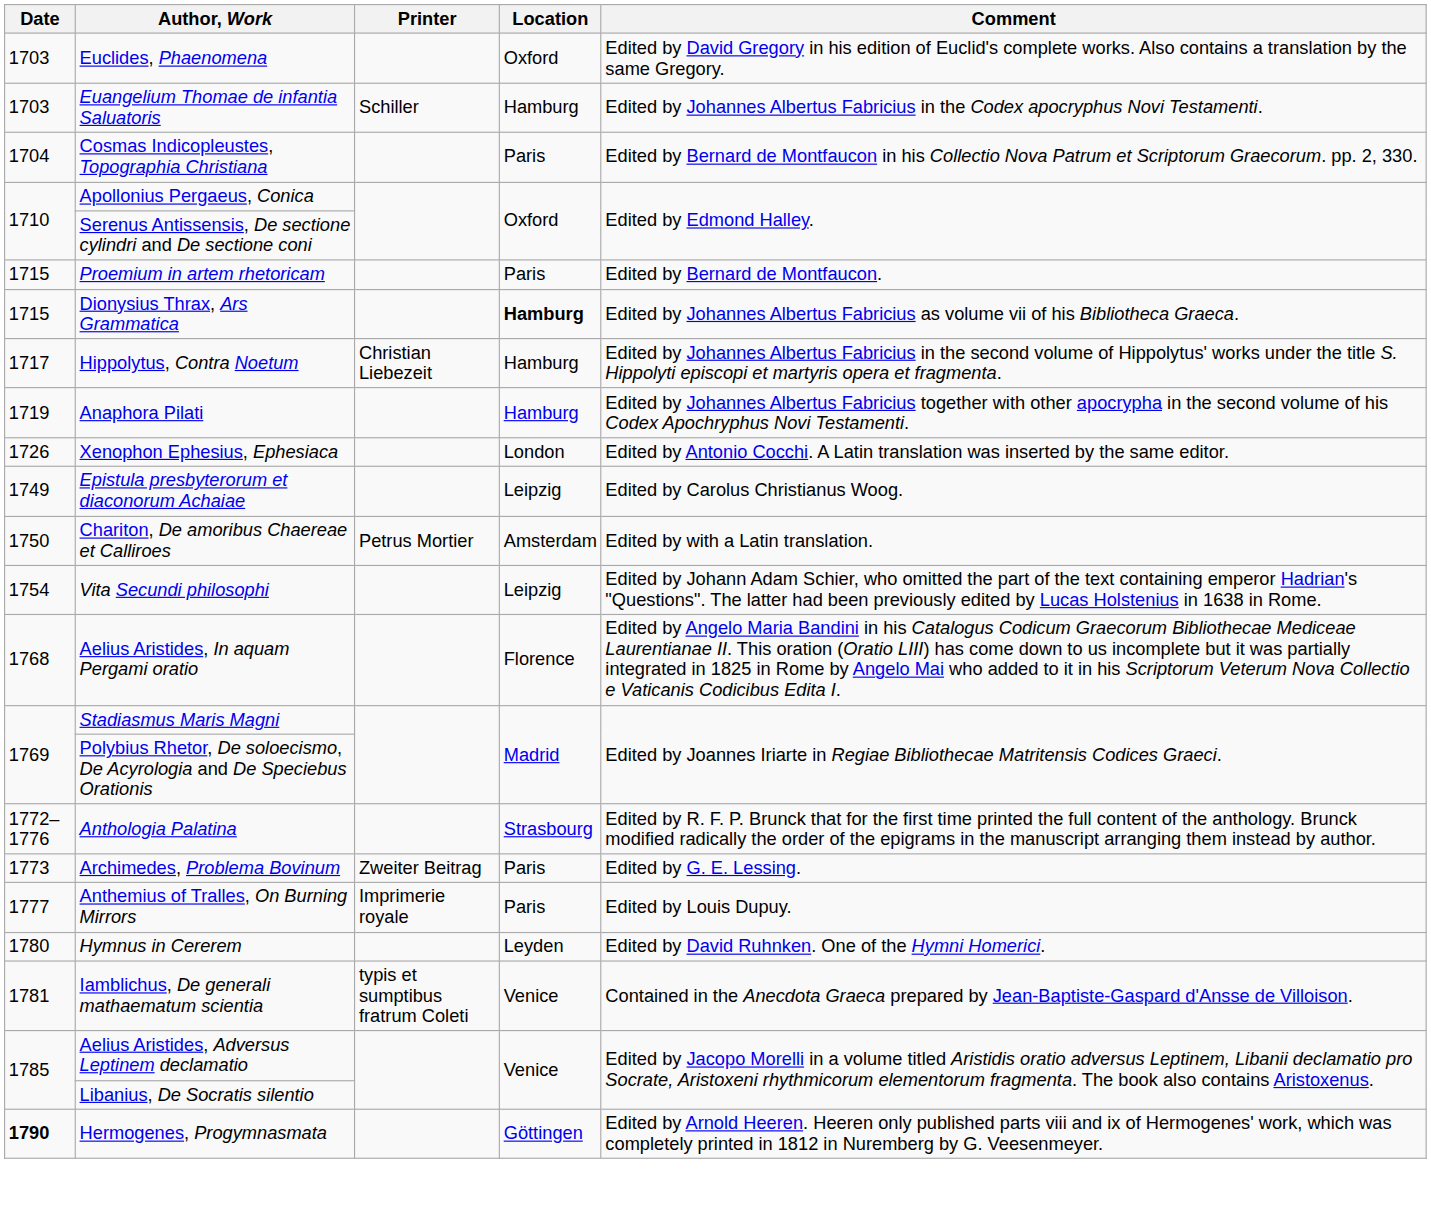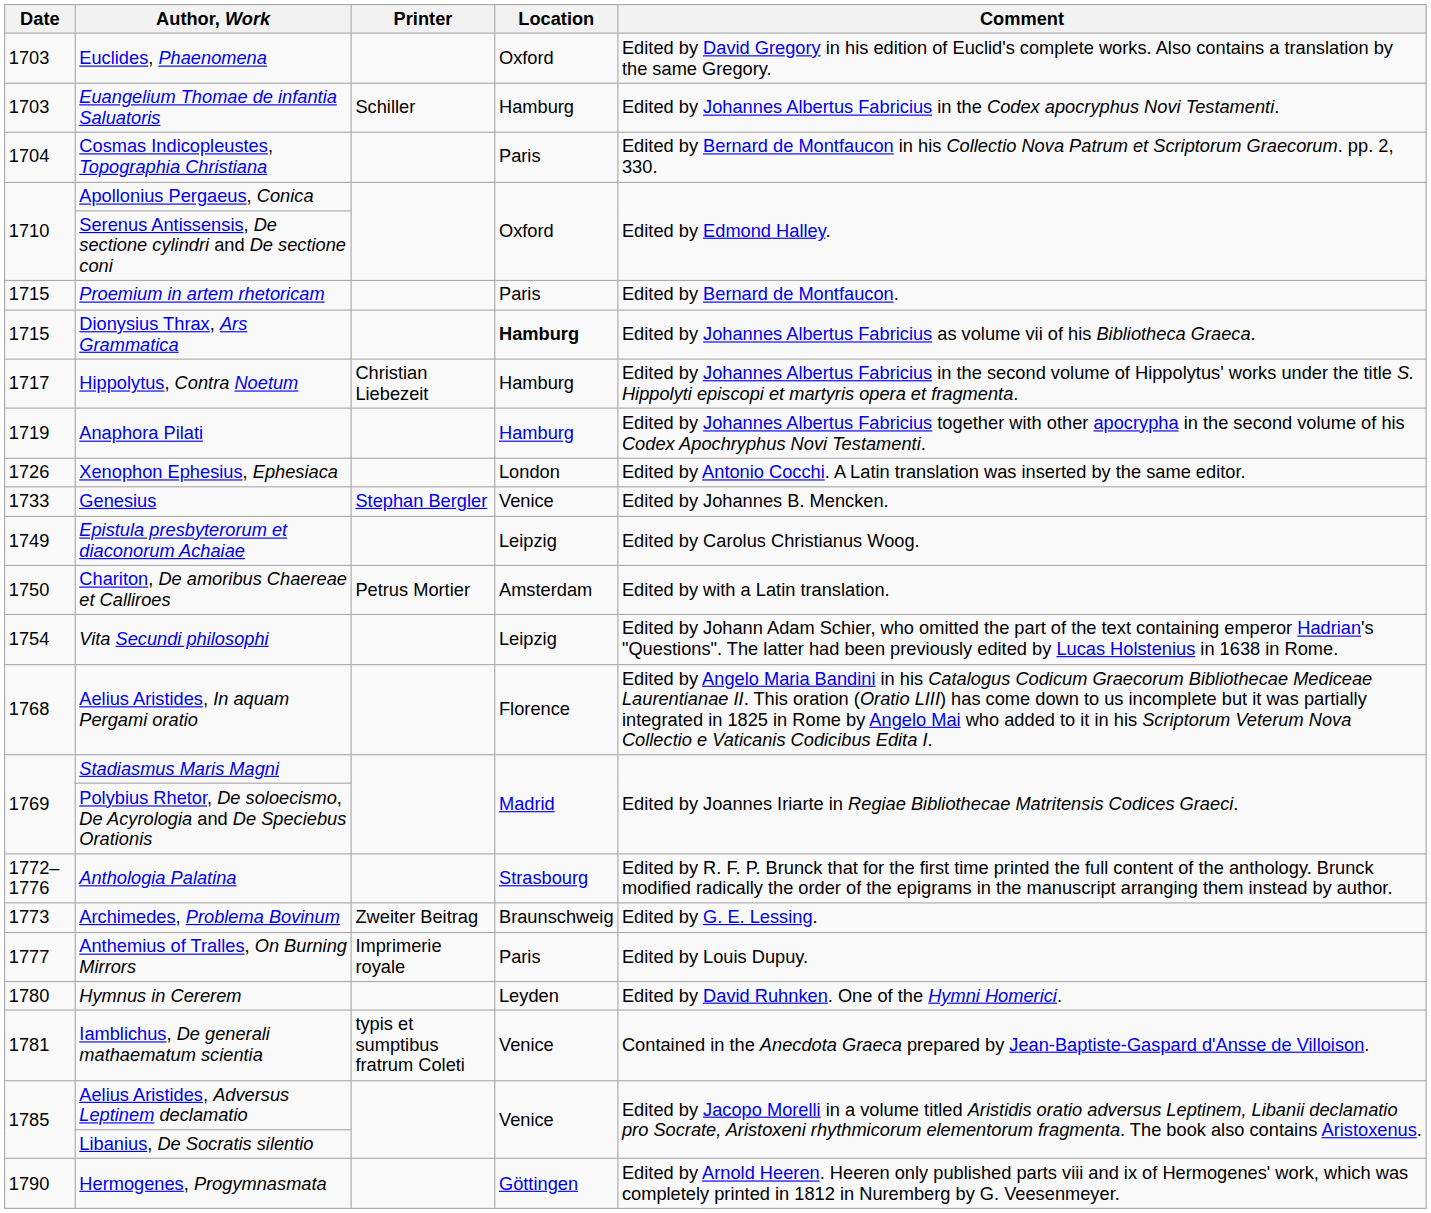+ row: (118, 501)
(524, 867) Paris -> (556, 917) Braunschweig
(29, 1133) bold -> (29, 1183) normal
